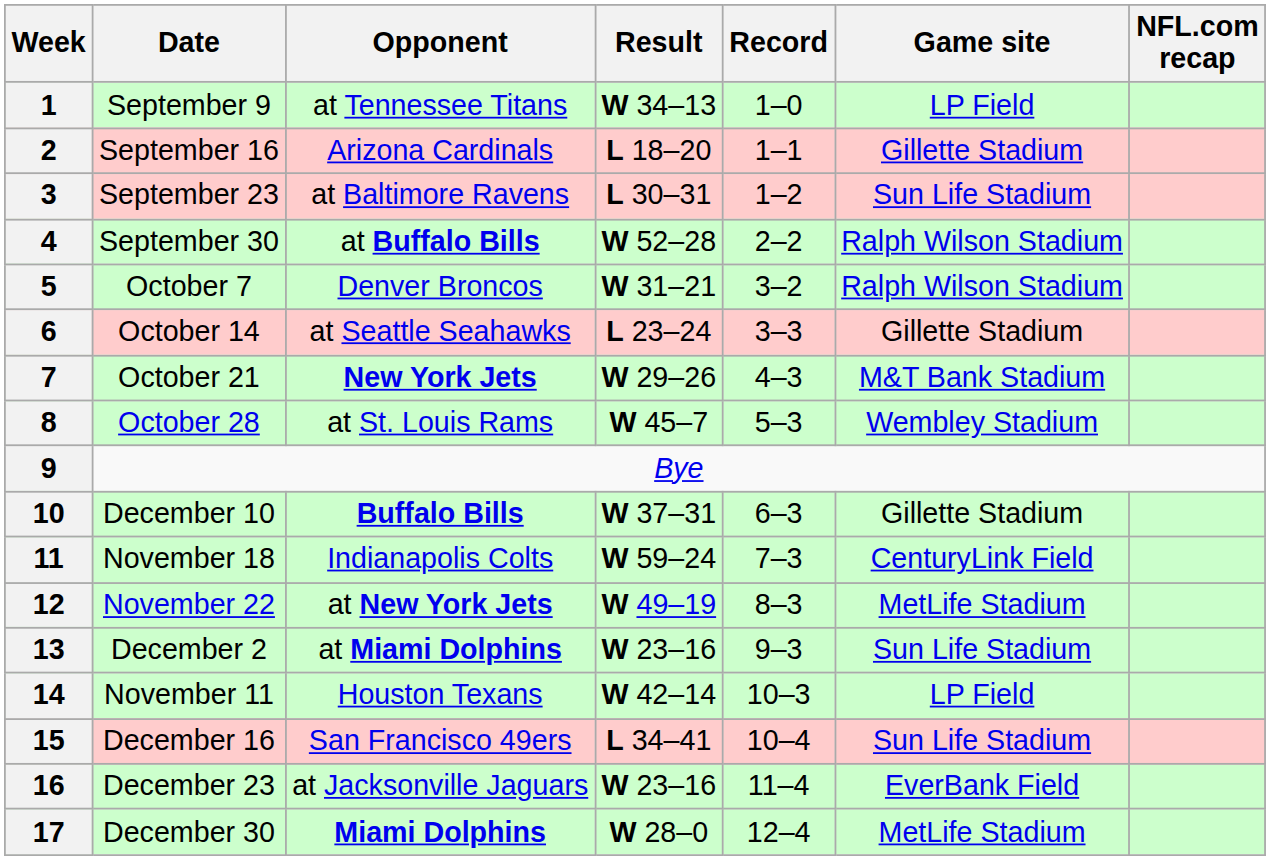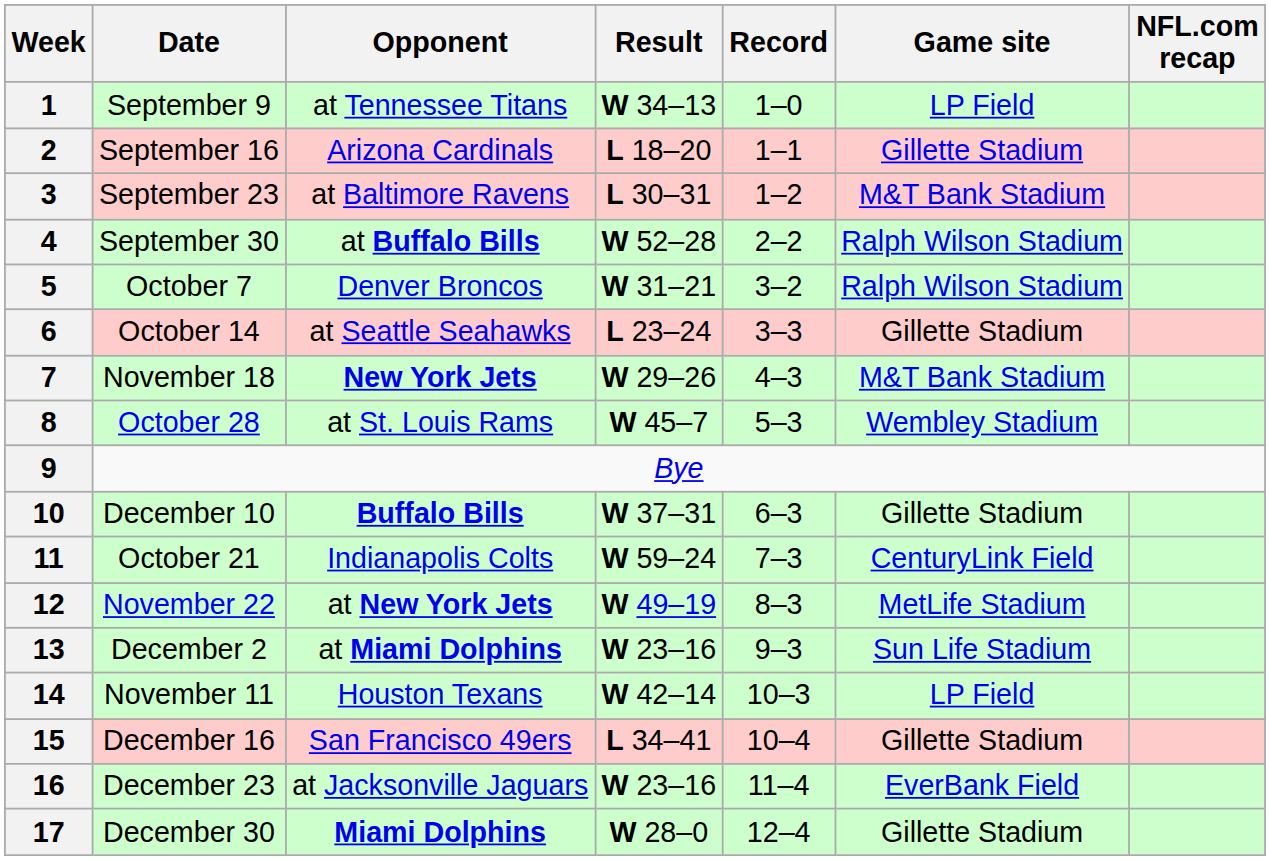(982, 195) Sun Life Stadium -> (982, 195) M&T Bank Stadium
(189, 377) October 21 -> (189, 377) November 18
(189, 559) November 18 -> (189, 559) October 21
(982, 740) Sun Life Stadium -> (982, 740) Gillette Stadium
(982, 831) MetLife Stadium -> (982, 831) Gillette Stadium
